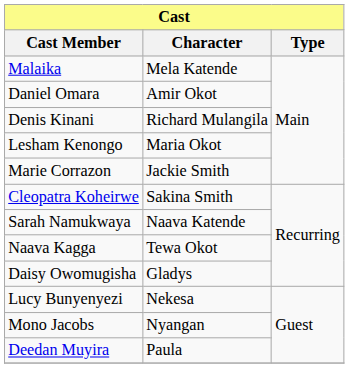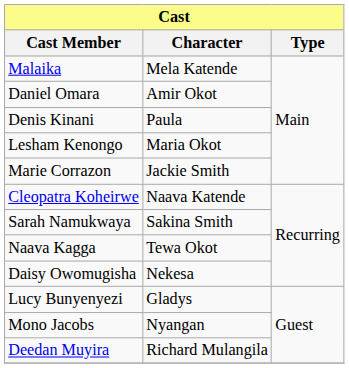(207, 119) Richard Mulangila -> (164, 119) Paula
(190, 196) Sakina Smith -> (196, 196) Naava Katende
(196, 222) Naava Katende -> (190, 222) Sakina Smith
(169, 273) Gladys -> (170, 273) Nekesa
(170, 299) Nekesa -> (169, 299) Gladys
(164, 350) Paula -> (207, 350) Richard Mulangila
